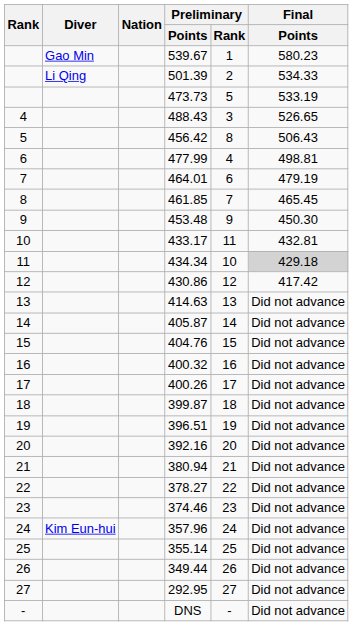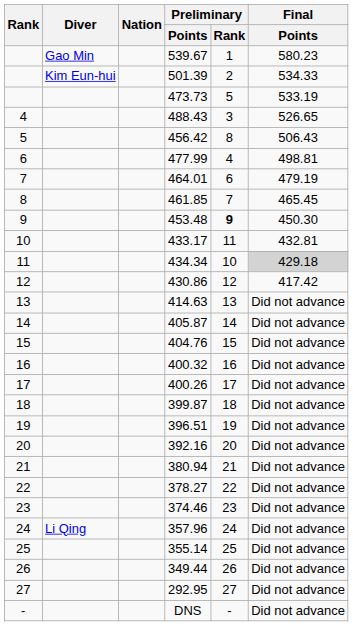(66, 76) Li Qing -> (80, 76) Kim Eun-hui
(229, 220) normal -> (229, 220) bold
(80, 528) Kim Eun-hui -> (66, 528) Li Qing
